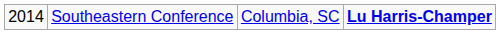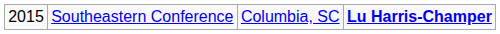(26, 17) 2014 -> (26, 17) 2015
